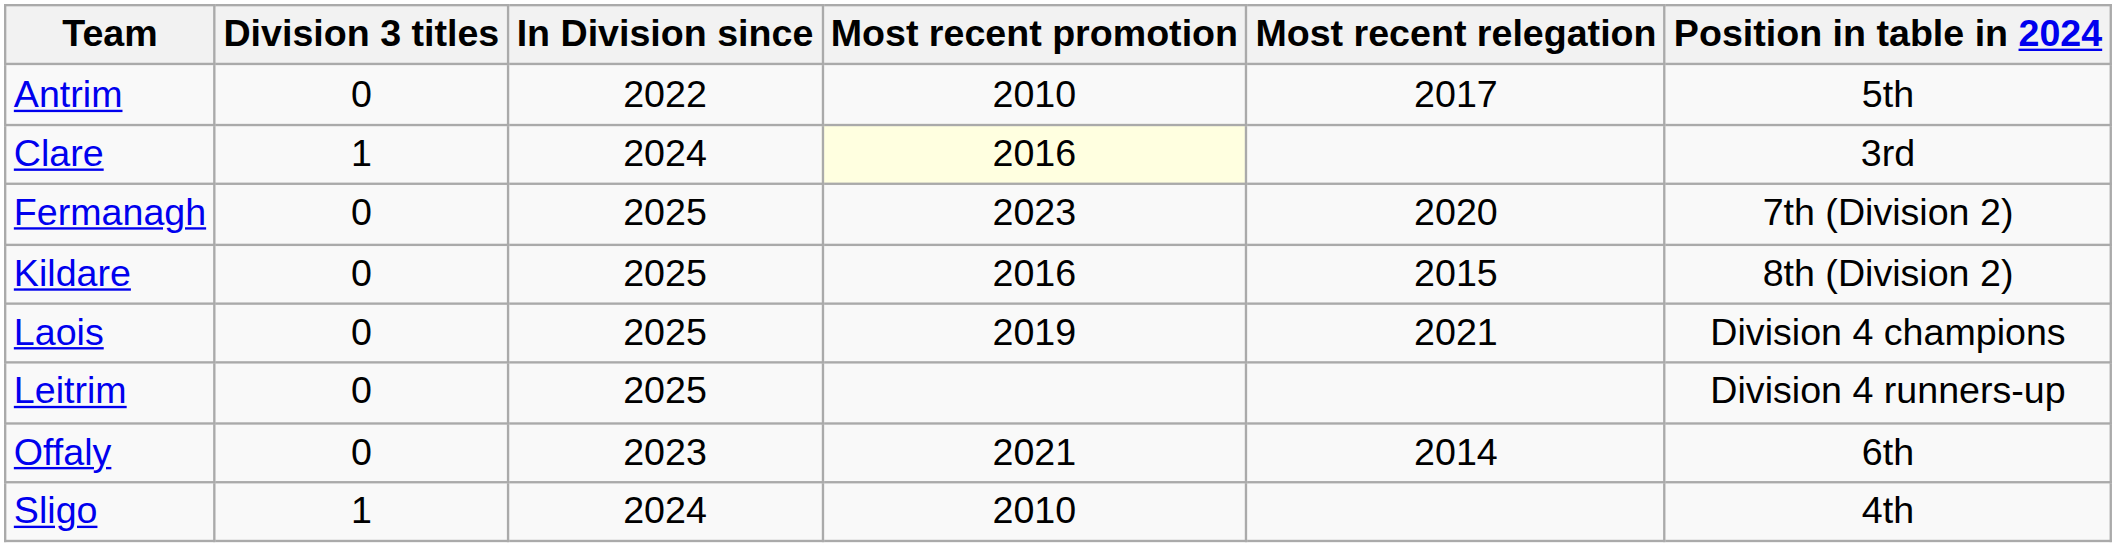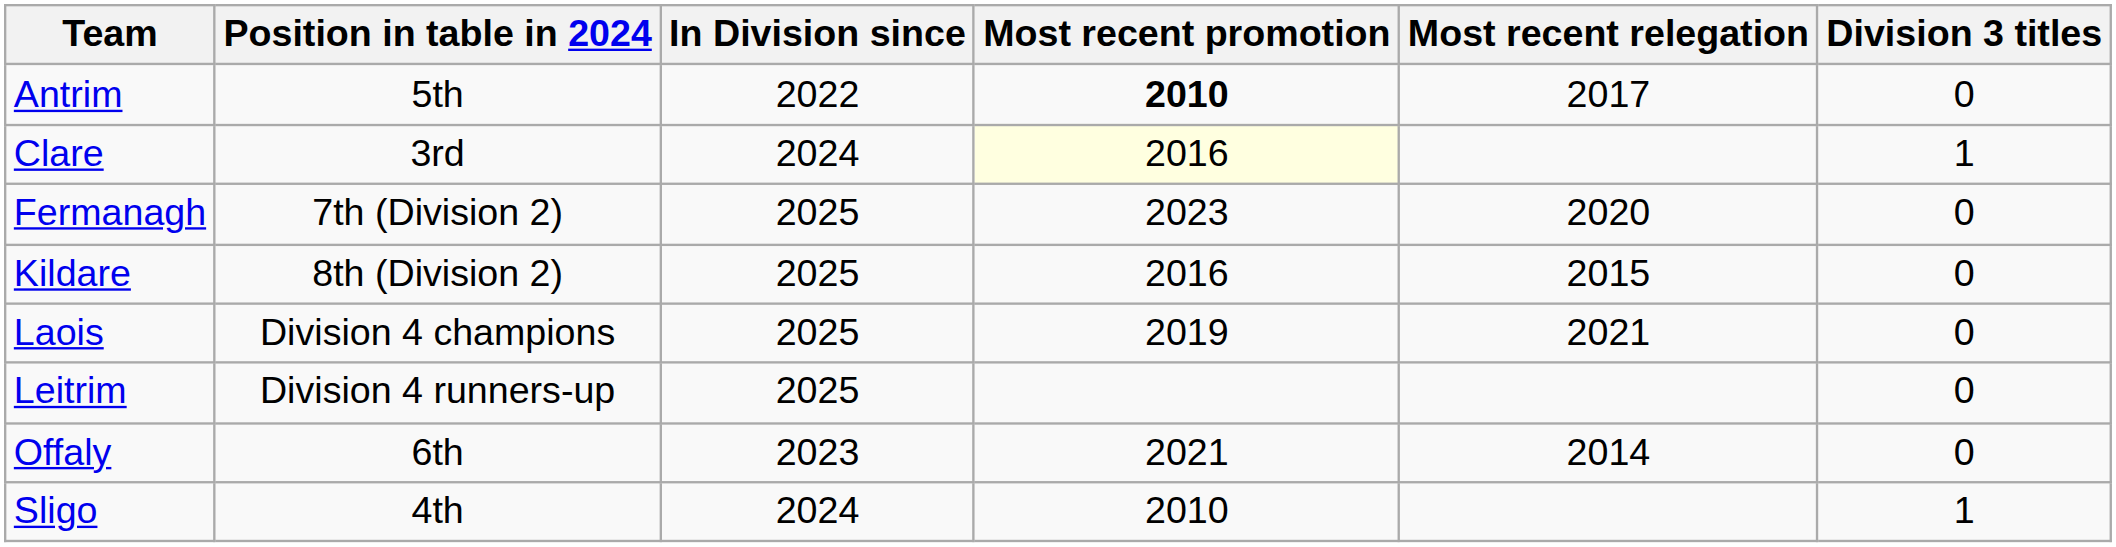columns swapped: (1888, 34) <-> (361, 34)
(1034, 93) normal -> (1187, 93) bold
